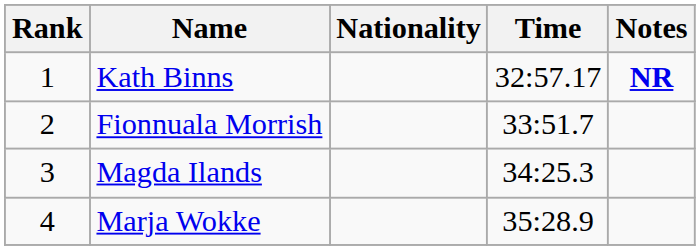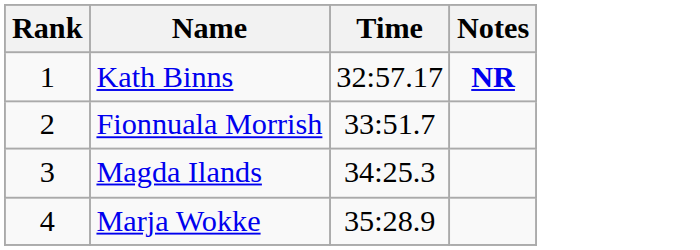- column: (409, 28)
